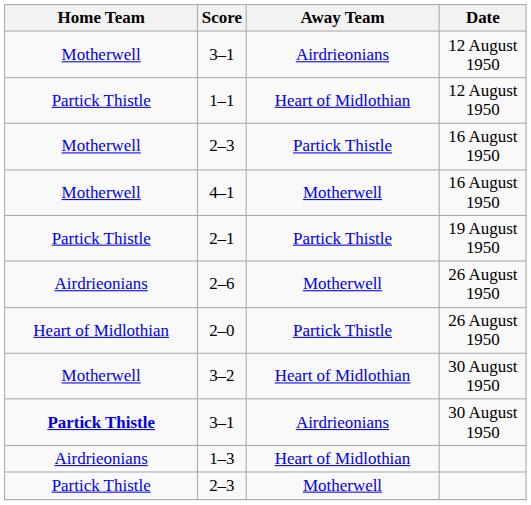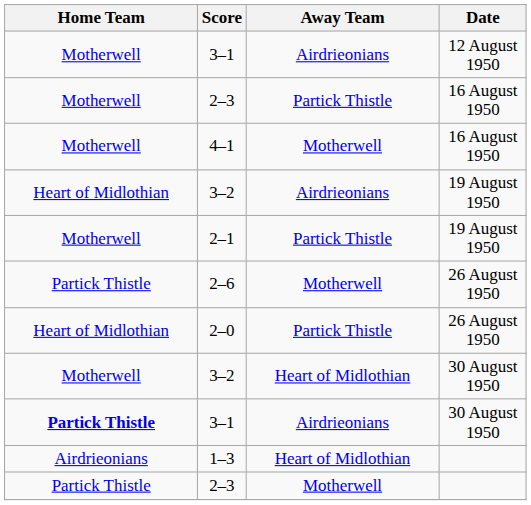- row: (222, 100)
+ row: (222, 192)
(101, 238) Partick Thistle -> (101, 238) Motherwell
(101, 284) Airdrieonians -> (101, 284) Partick Thistle
